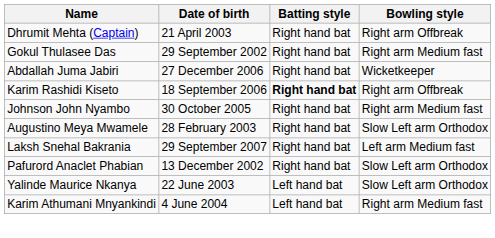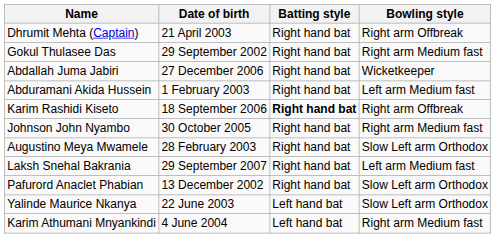+ row: (79, 90)
